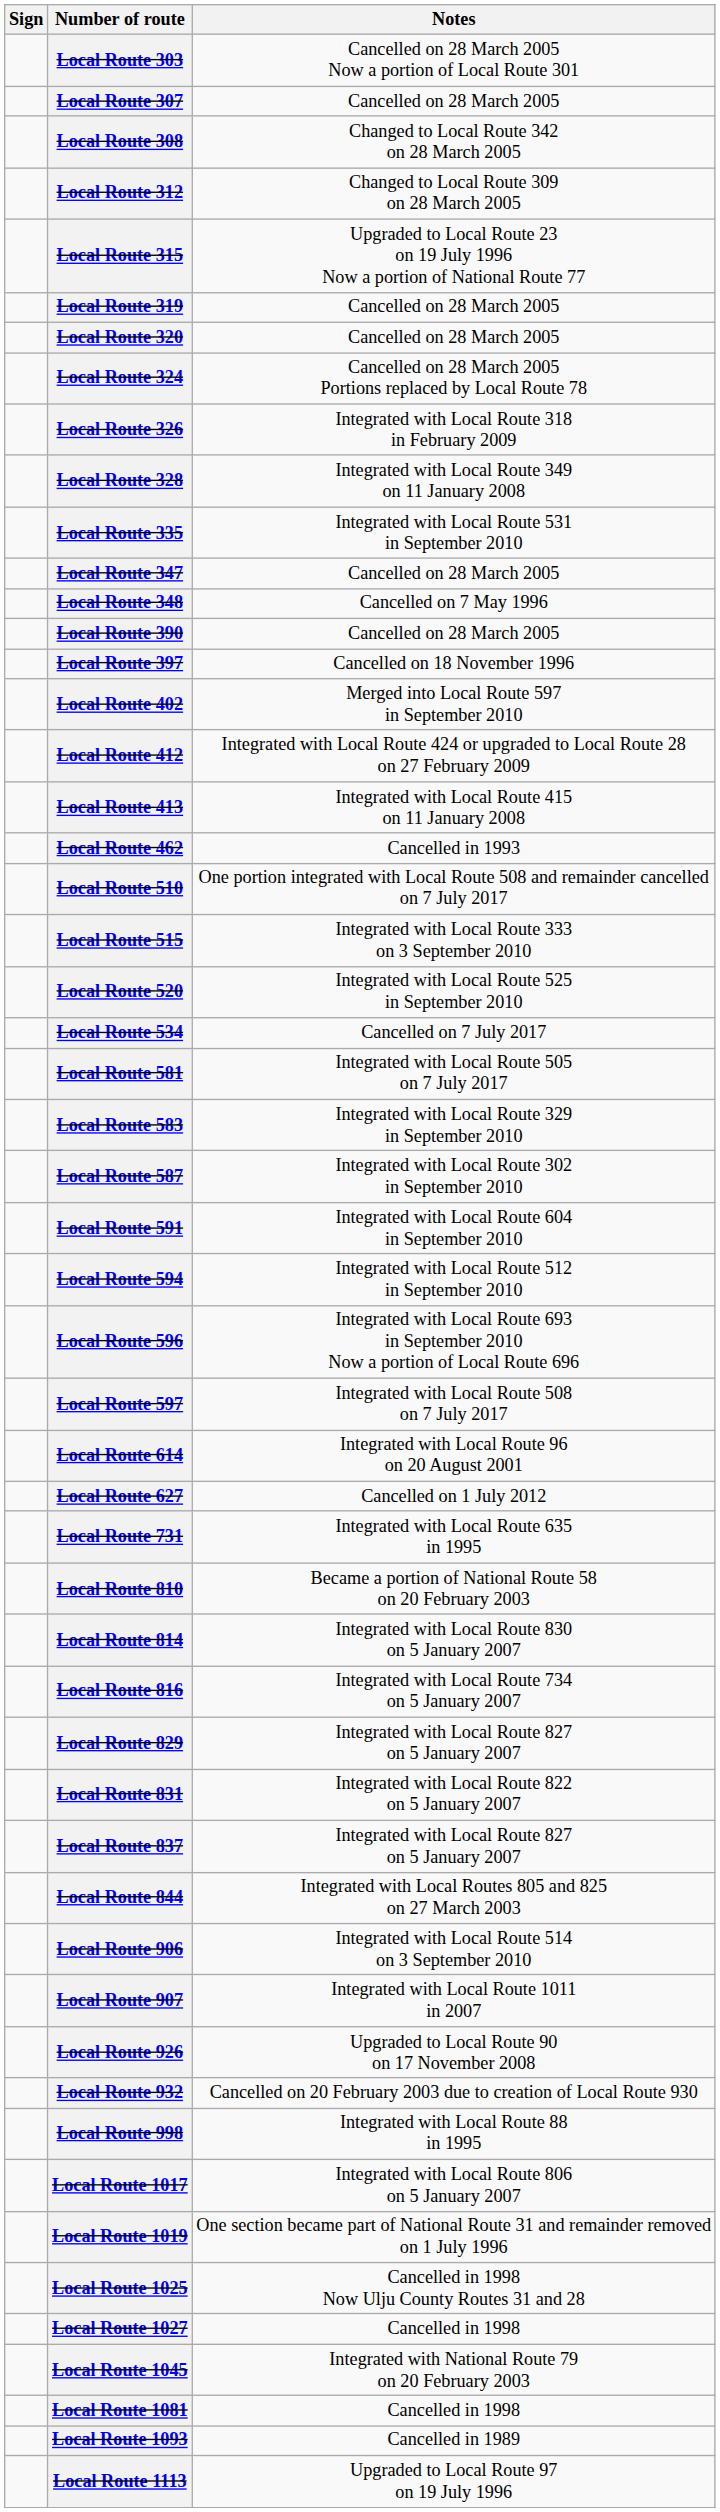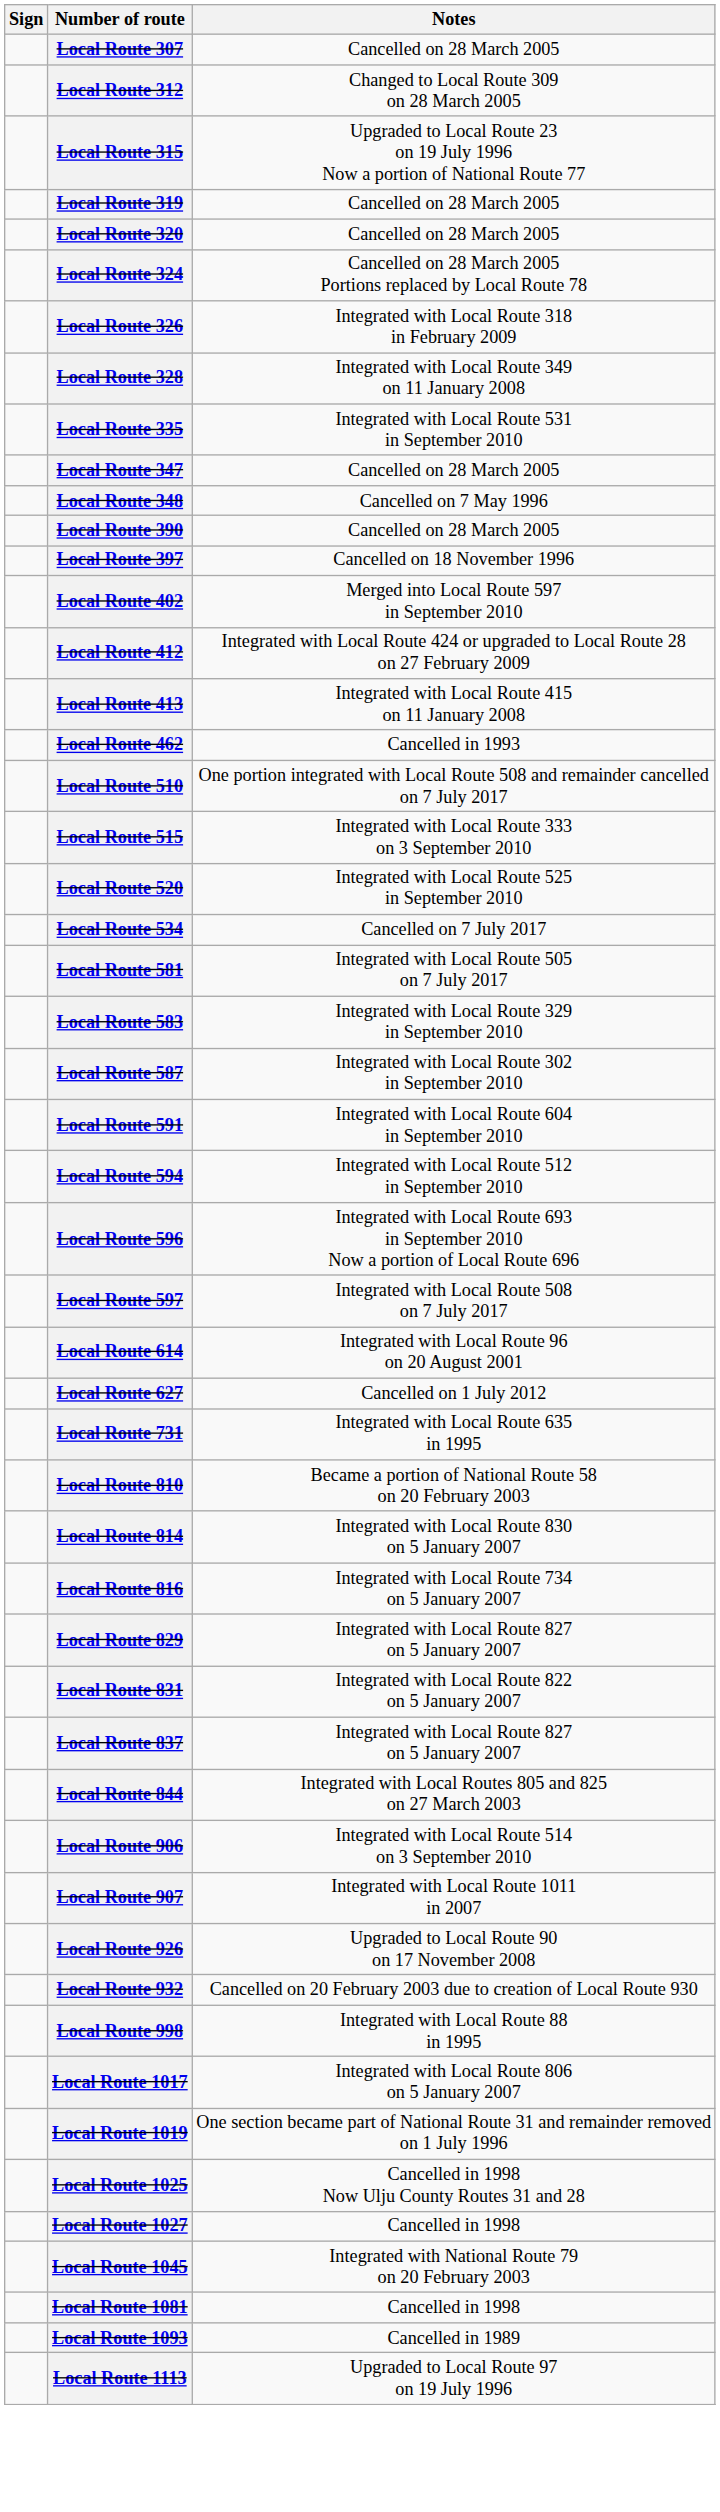- row: (120, 59)
- row: (120, 141)
